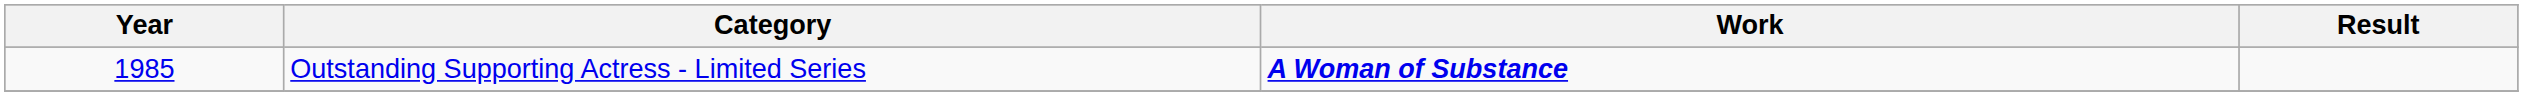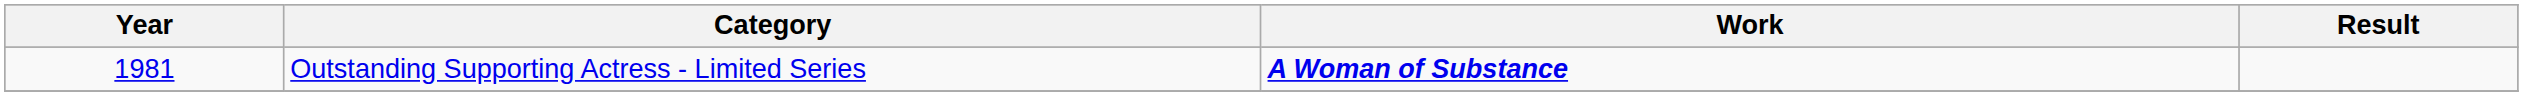(144, 68) 1985 -> (144, 68) 1981
